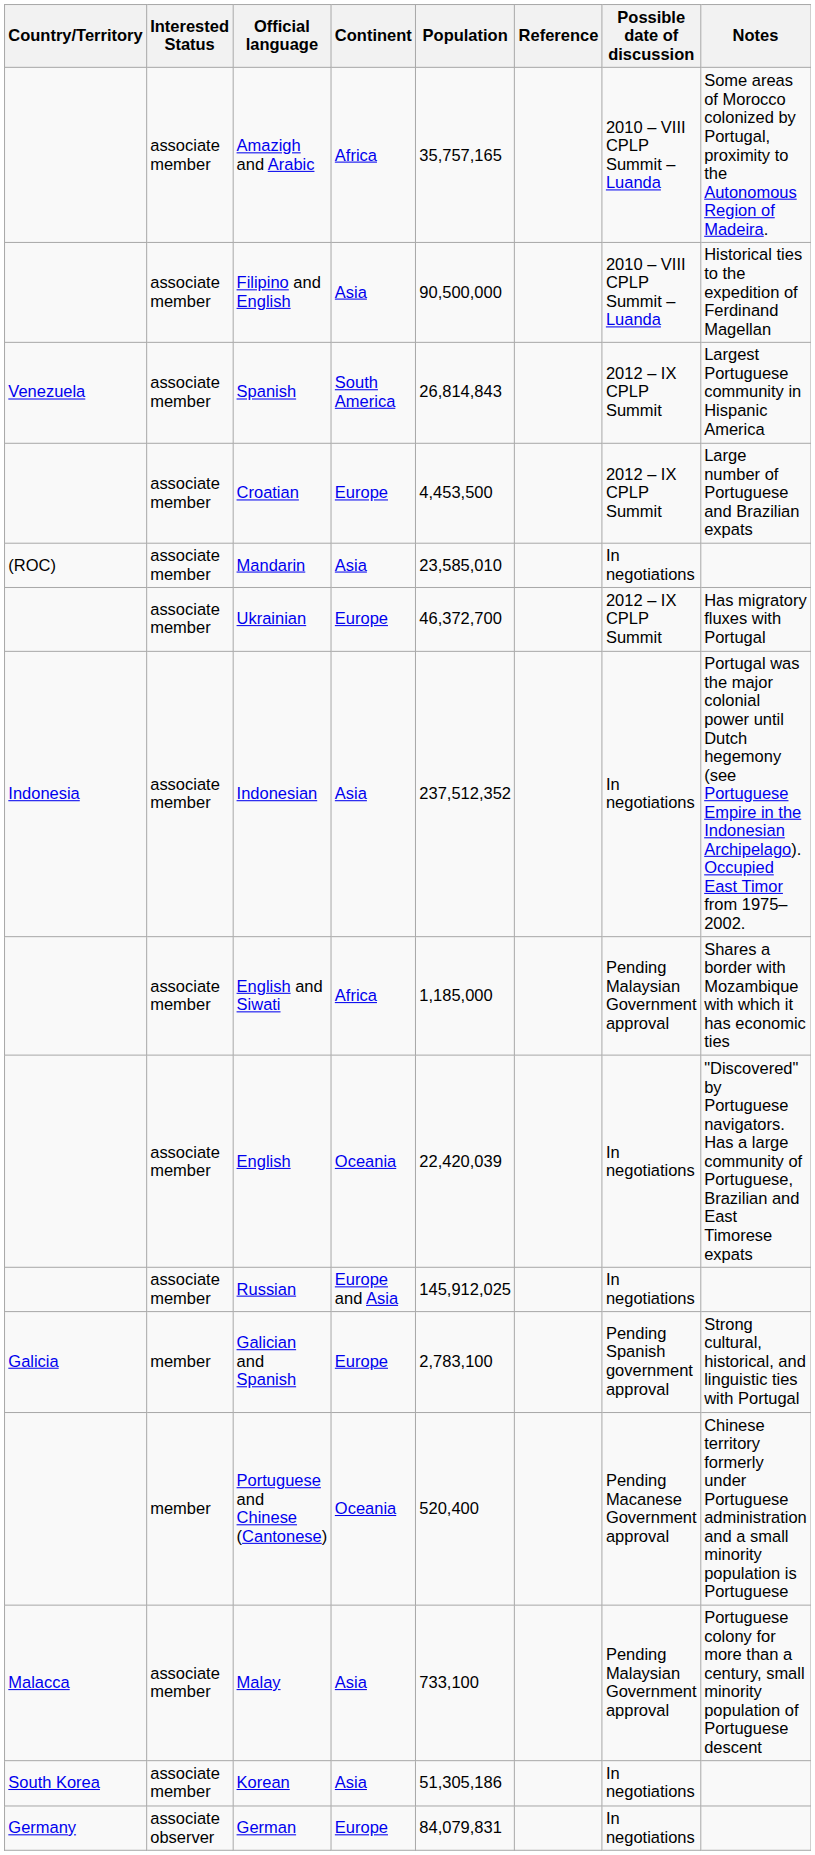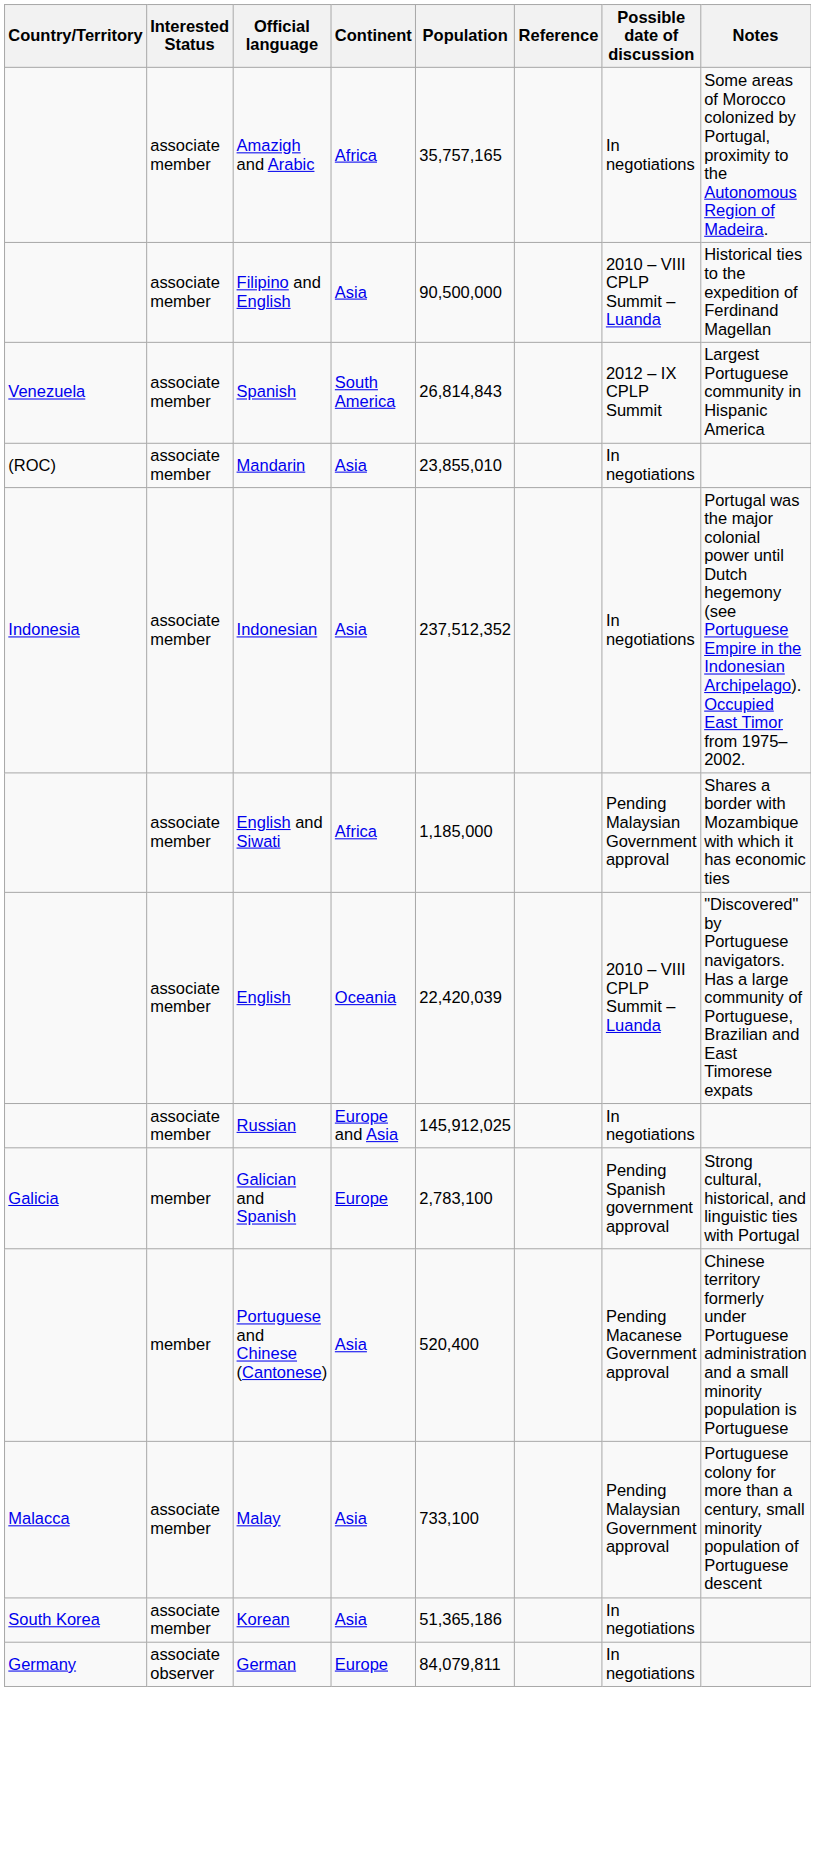(646, 154) 2010 – VIII CPLP Summit – Luanda -> (650, 154) In negotiations
- row: (268, 492)
(461, 565) 23,585,010 -> (461, 465) 23,855,010
- row: (271, 619)
(650, 1161) In negotiations -> (646, 997) 2010 – VIII CPLP Summit – Luanda
(366, 1508) Oceania -> (351, 1344) Asia
(461, 1783) 51,305,186 -> (461, 1619) 51,365,186
(461, 1827) 84,079,831 -> (460, 1664) 84,079,811
